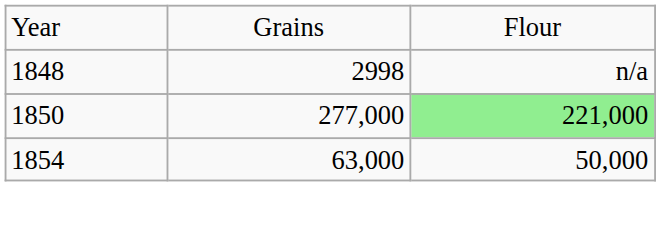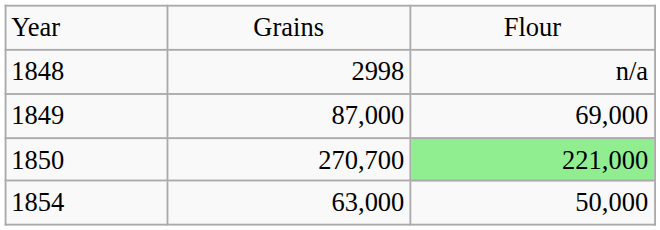+ row: (38, 115)
(361, 115) 277,000 -> (361, 158) 270,700
